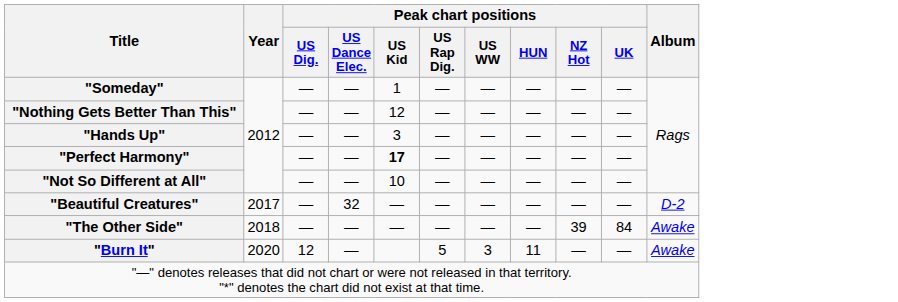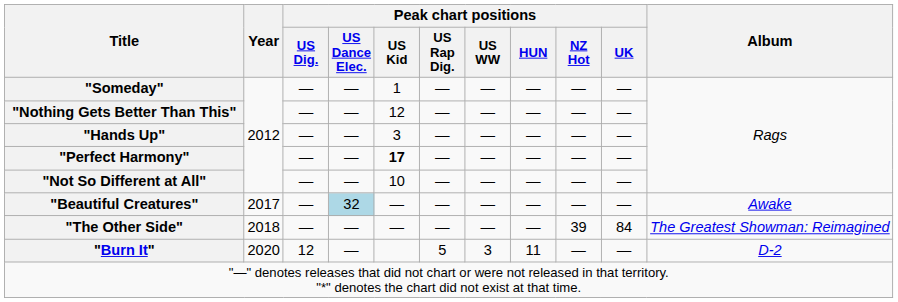(351, 204) no background -> (351, 204) lightblue background
(673, 204) D-2 -> (770, 204) Awake
(673, 227) Awake -> (770, 227) The Greatest Showman: Reimagined
(673, 250) Awake -> (770, 250) D-2
